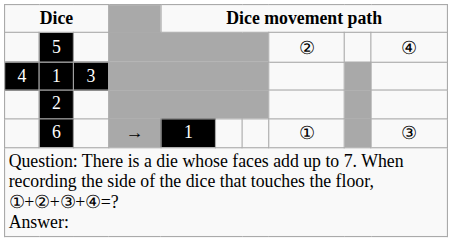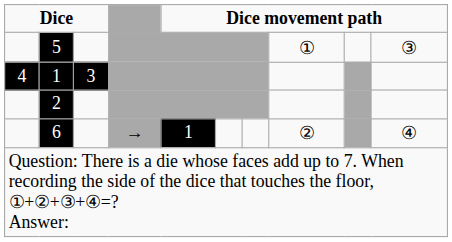(307, 47) ② -> (307, 47) ①
(409, 47) ④ -> (409, 47) ③
(307, 133) ① -> (307, 133) ②
(409, 133) ③ -> (409, 133) ④
